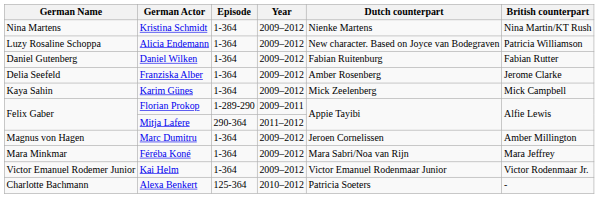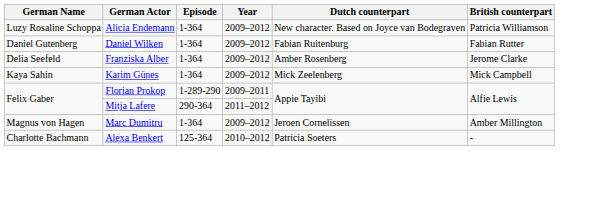- row: (174, 28)
- row: (165, 153)
- row: (159, 169)
